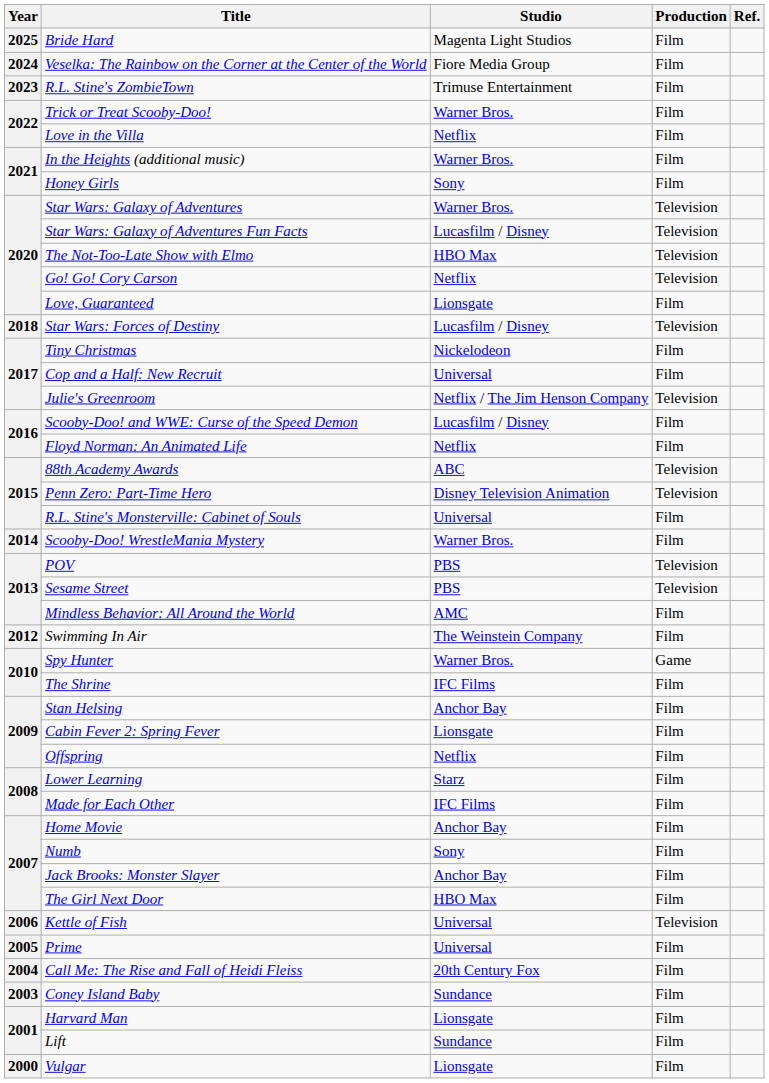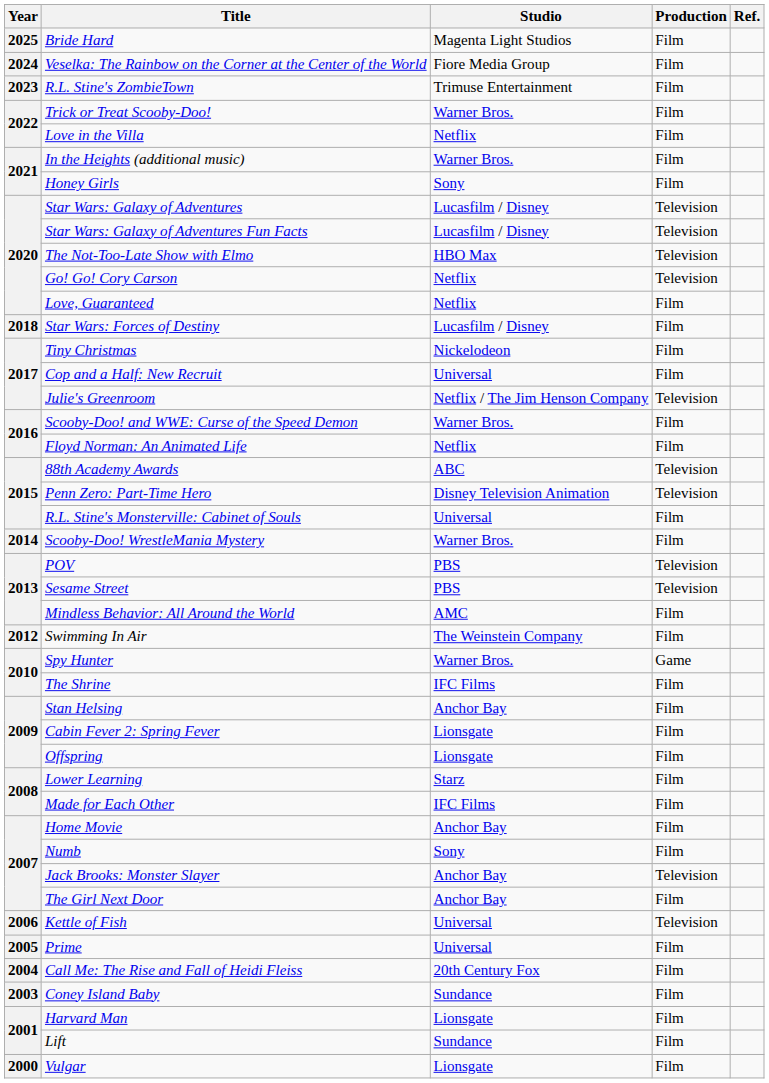(473, 207) Warner Bros. -> (491, 207) Lucasfilm / Disney
(463, 302) Lionsgate -> (455, 302) Netflix
(687, 326) Television -> (670, 326) Film
(491, 421) Lucasfilm / Disney -> (473, 421) Warner Bros.
(455, 755) Netflix -> (463, 755) Lionsgate
(670, 875) Film -> (687, 875) Television
(465, 898) HBO Max -> (470, 898) Anchor Bay
